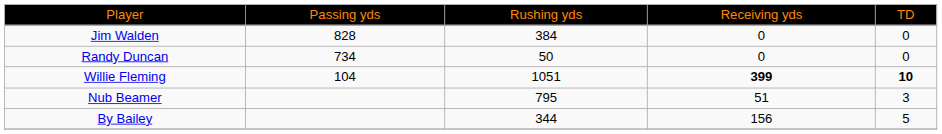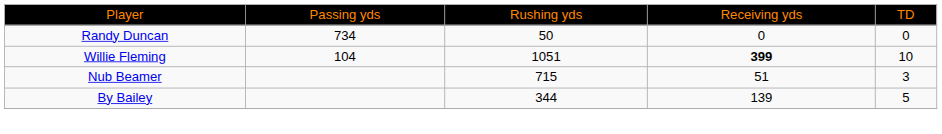- row: (125, 35)
(906, 77) bold -> (906, 56) normal
(546, 98) 795 -> (546, 77) 715
(761, 118) 156 -> (761, 98) 139
